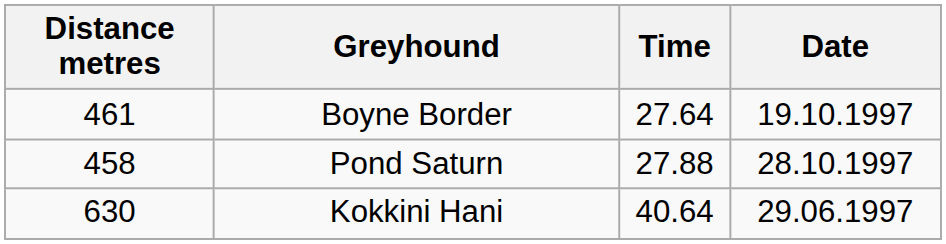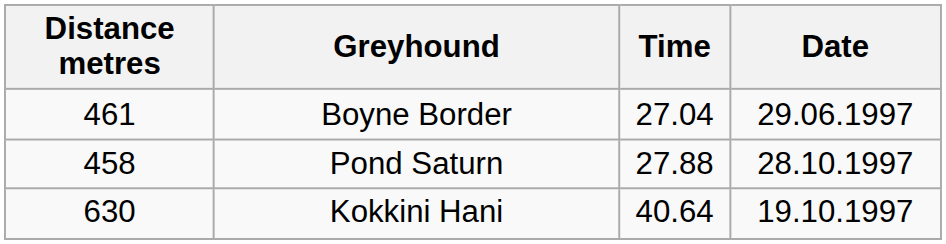(675, 113) 27.64 -> (675, 113) 27.04
(835, 113) 19.10.1997 -> (835, 113) 29.06.1997
(835, 212) 29.06.1997 -> (835, 212) 19.10.1997
